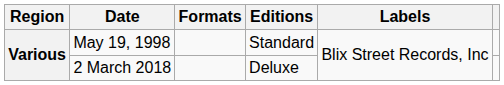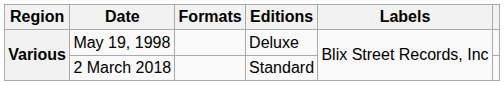(282, 42) Standard -> (274, 42) Deluxe
(274, 67) Deluxe -> (282, 67) Standard
